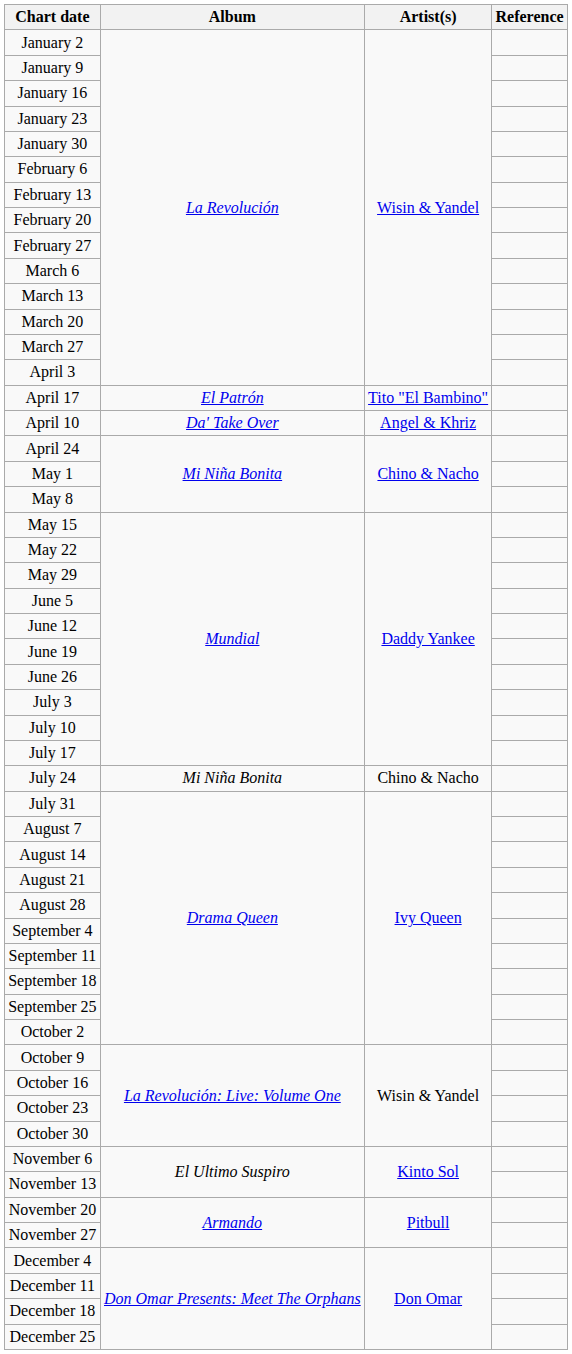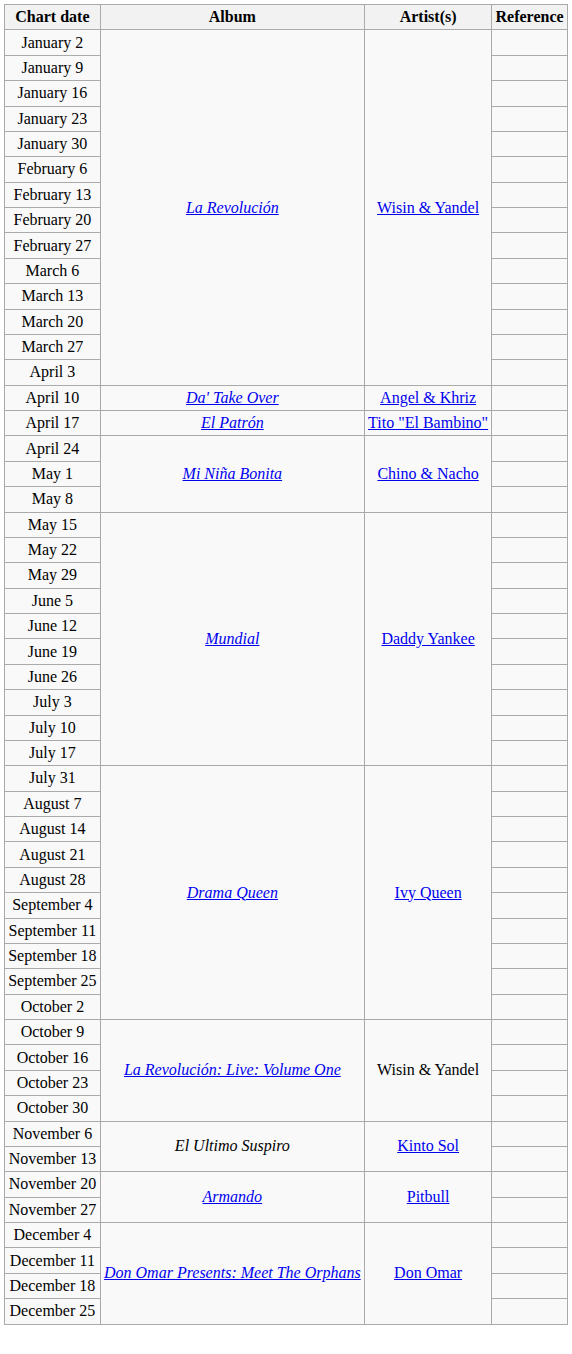rows swapped: (52, 423) <-> (52, 397)
- row: (52, 778)
